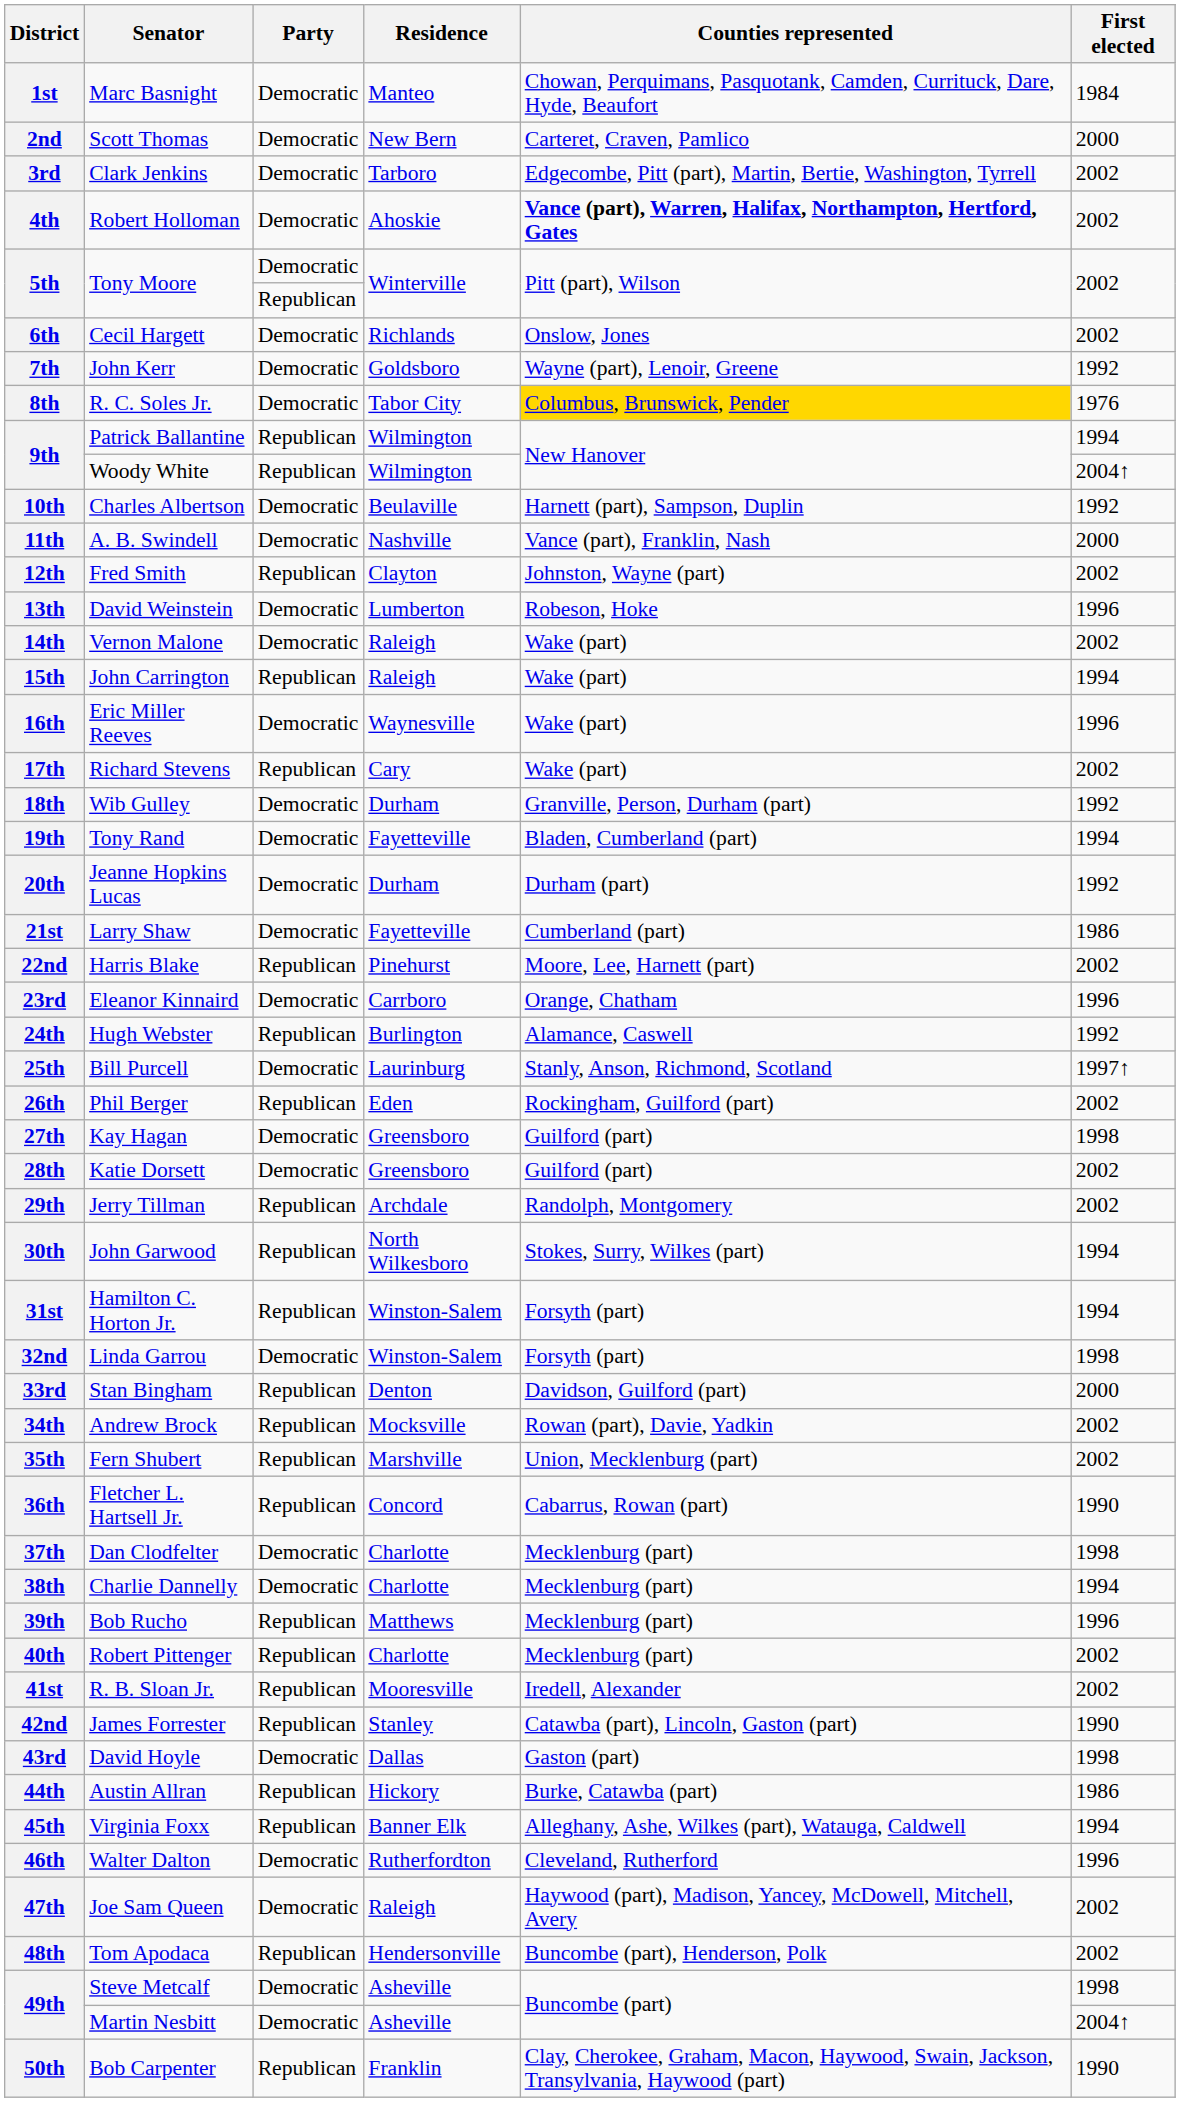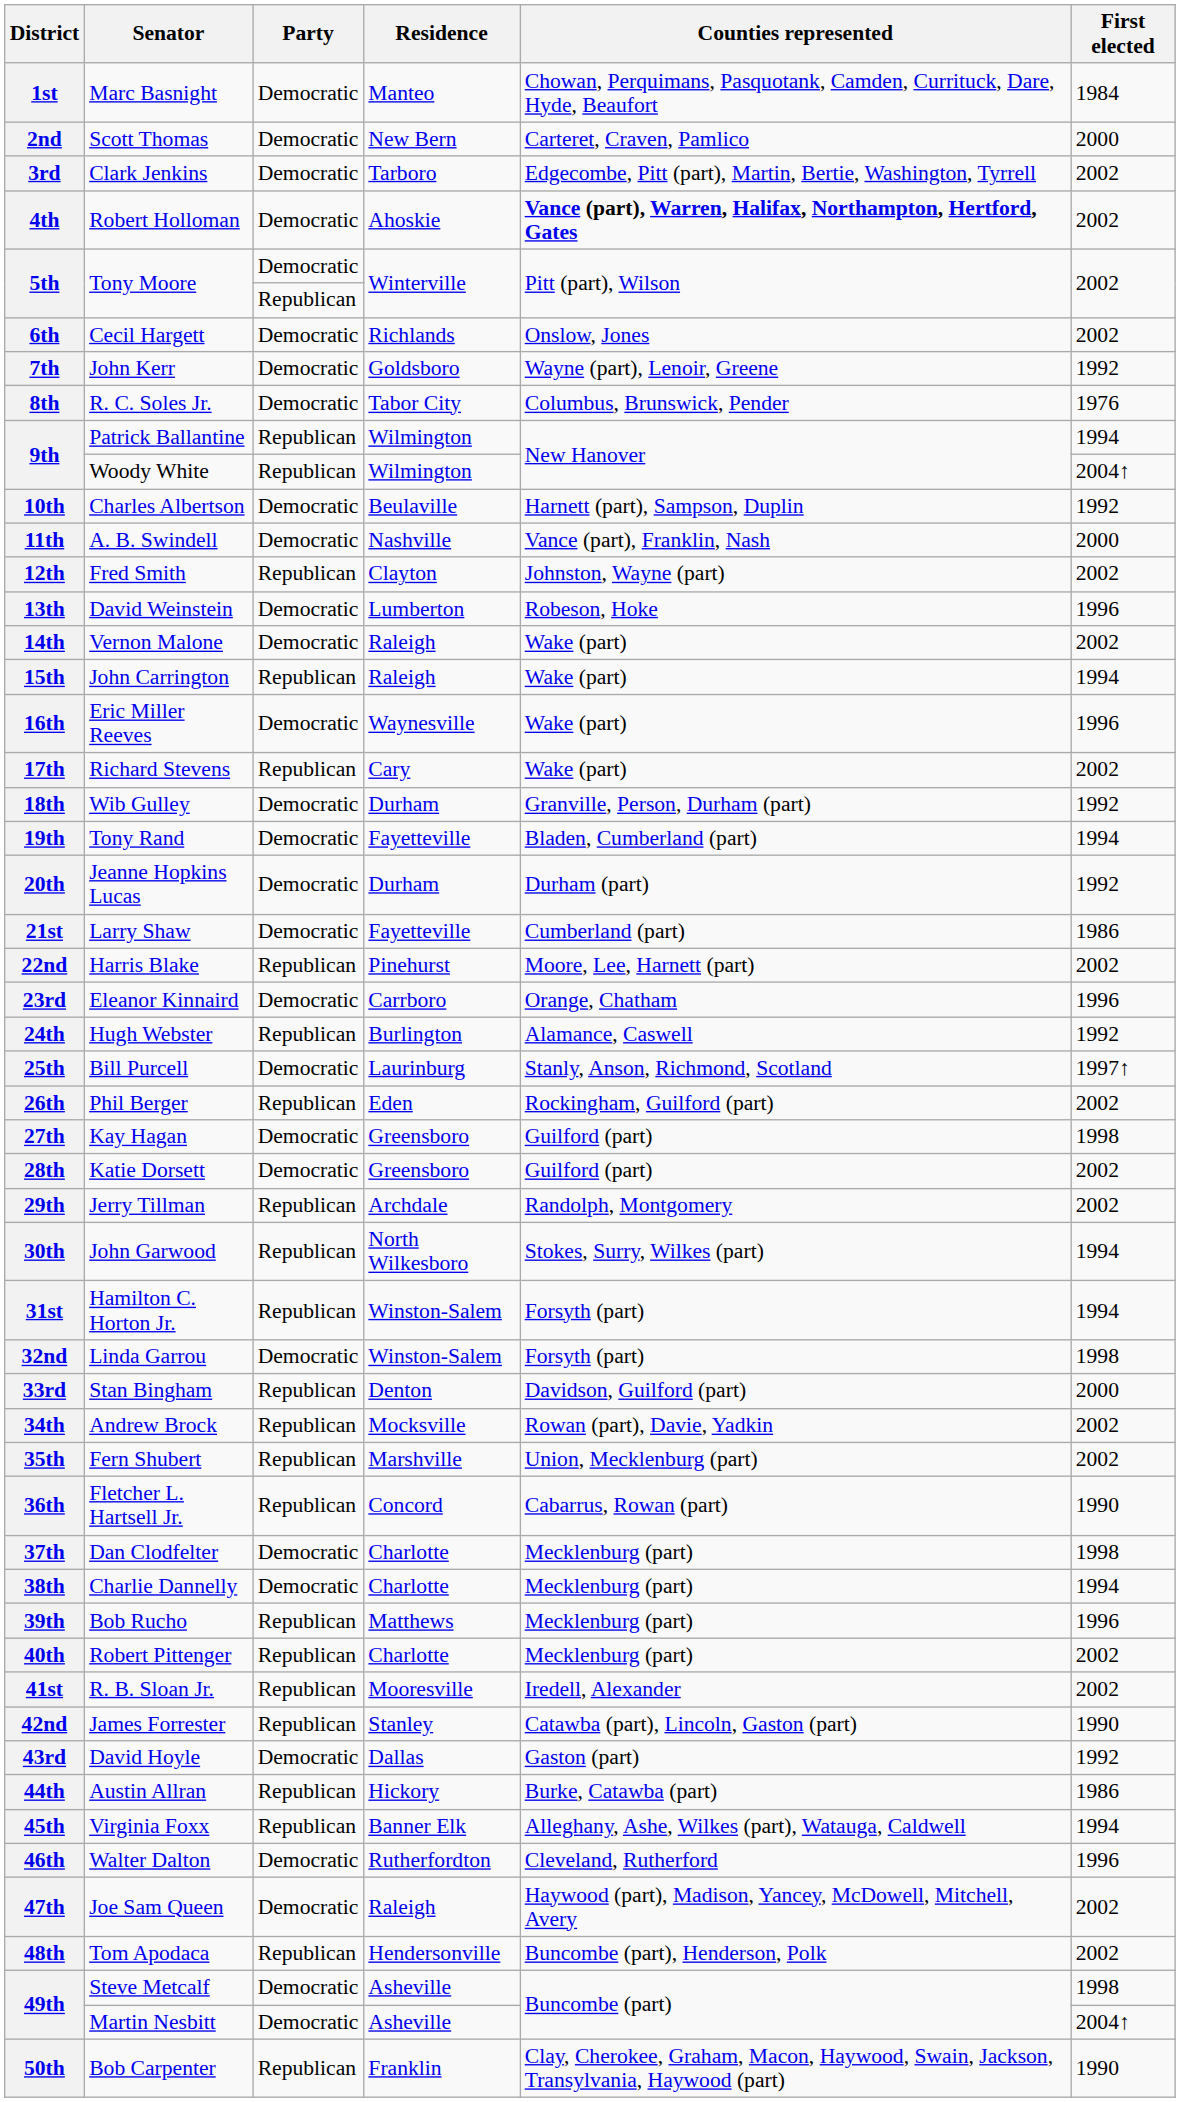(657, 402) gold background -> (657, 402) no background
(1097, 1757) 1998 -> (1097, 1757) 1992
